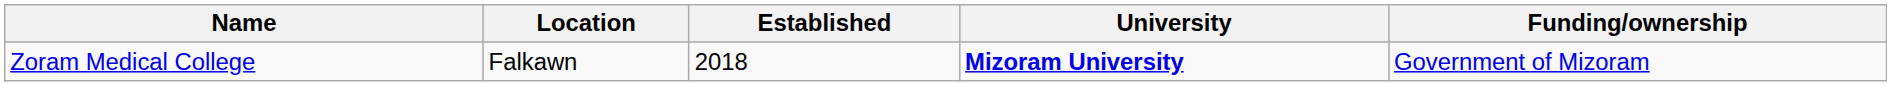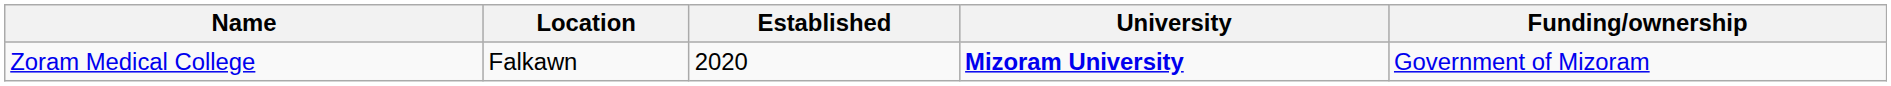(721, 61) 2018 -> (721, 61) 2020
